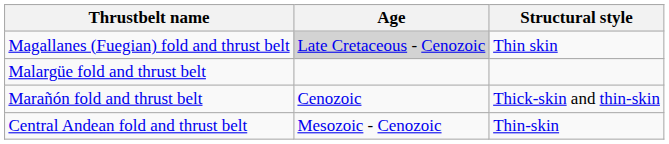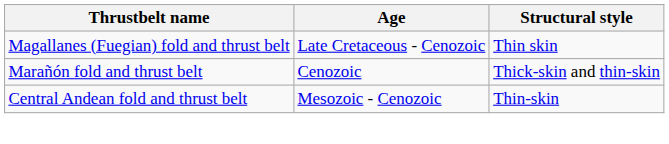(391, 44) lightgrey background -> (391, 44) no background
- row: (107, 71)
